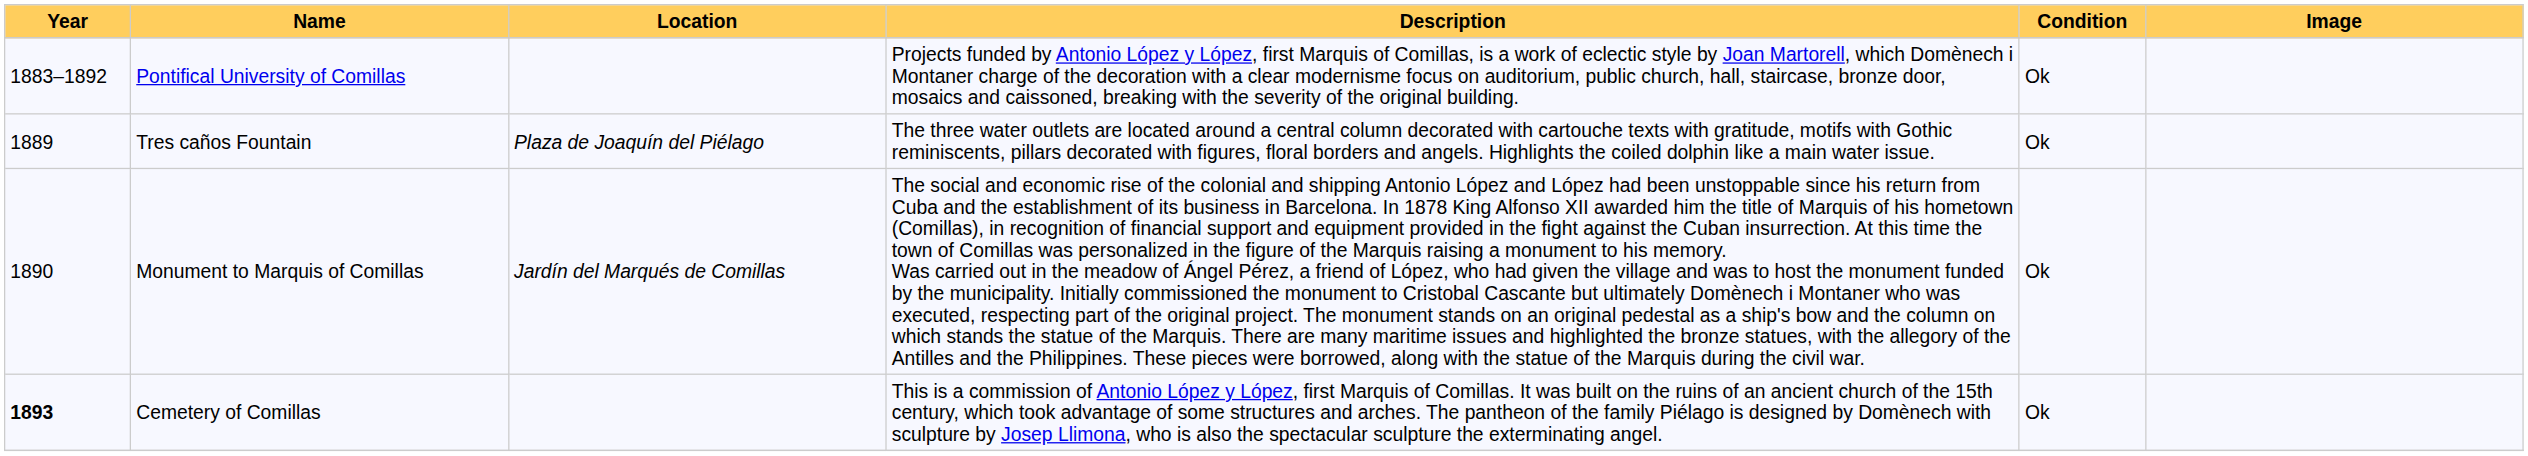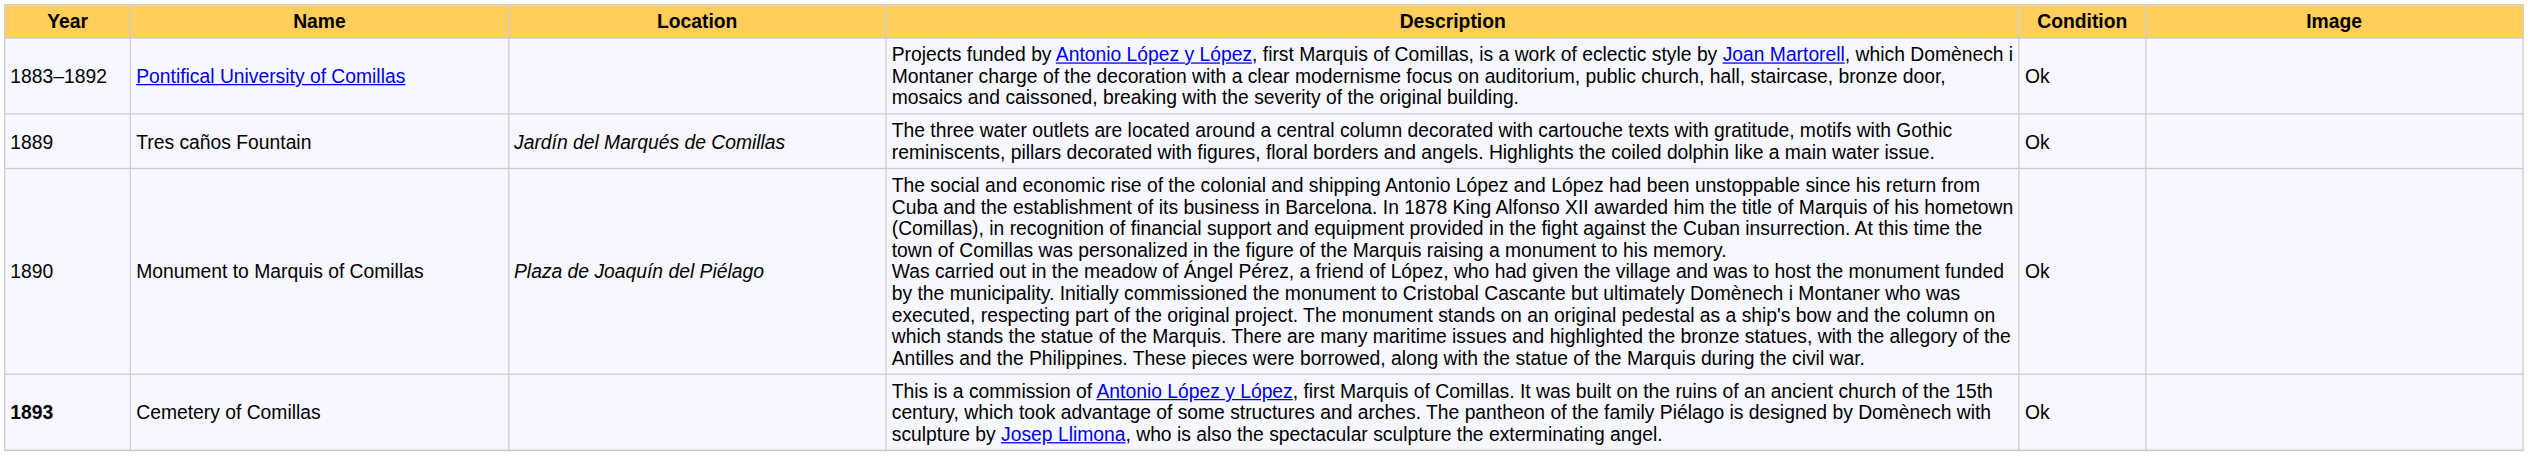(639, 141) Plaza de Joaquín del Piélago -> (650, 141) Jardín del Marqués de Comillas
(650, 271) Jardín del Marqués de Comillas -> (639, 271) Plaza de Joaquín del Piélago
